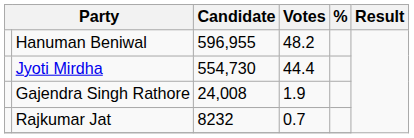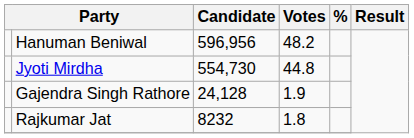(227, 42) 596,955 -> (227, 42) 596,956
(299, 68) 44.4 -> (299, 68) 44.8
(222, 94) 24,008 -> (222, 94) 24,128
(294, 119) 0.7 -> (294, 119) 1.8
